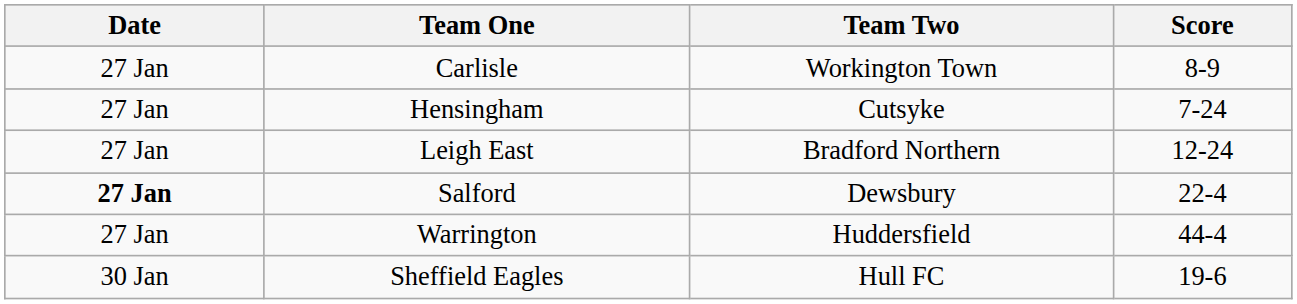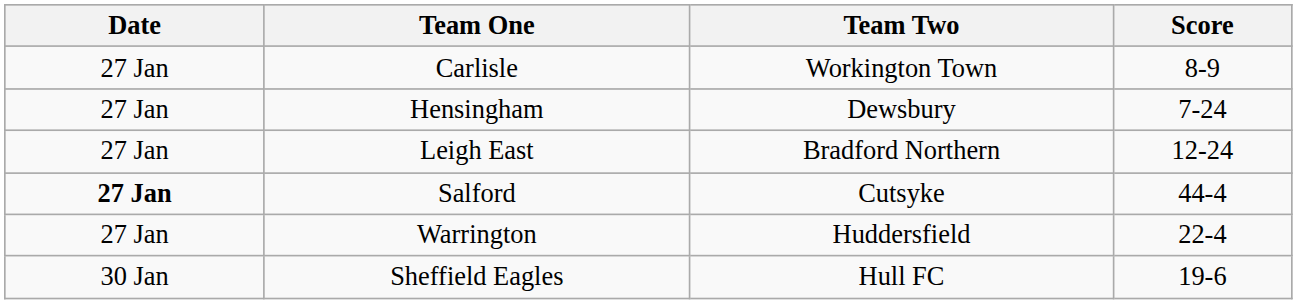(901, 109) Cutsyke -> (901, 109) Dewsbury
(901, 192) Dewsbury -> (901, 192) Cutsyke
(1202, 192) 22-4 -> (1202, 192) 44-4
(1202, 234) 44-4 -> (1202, 234) 22-4
